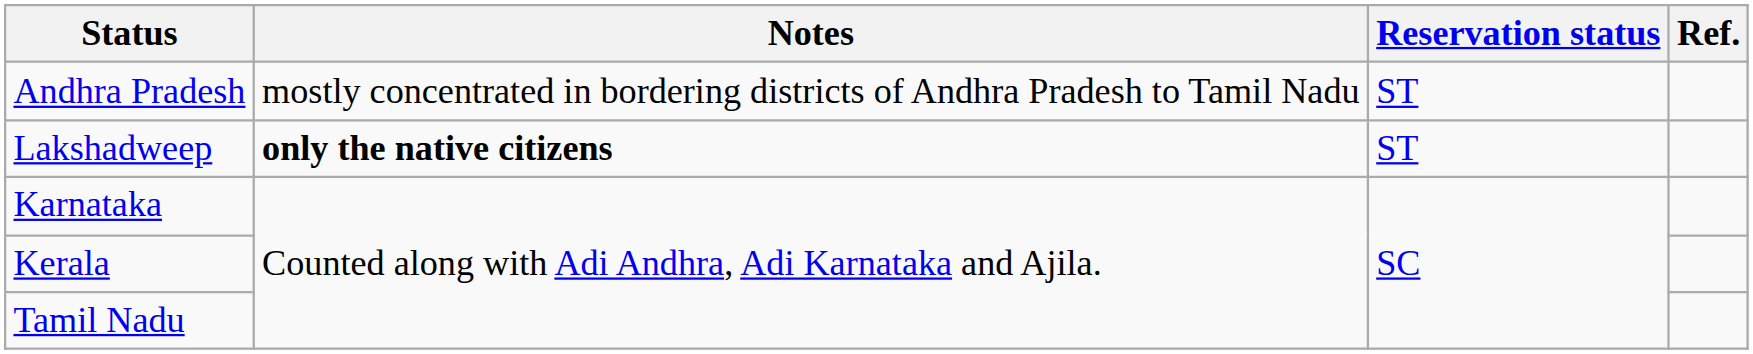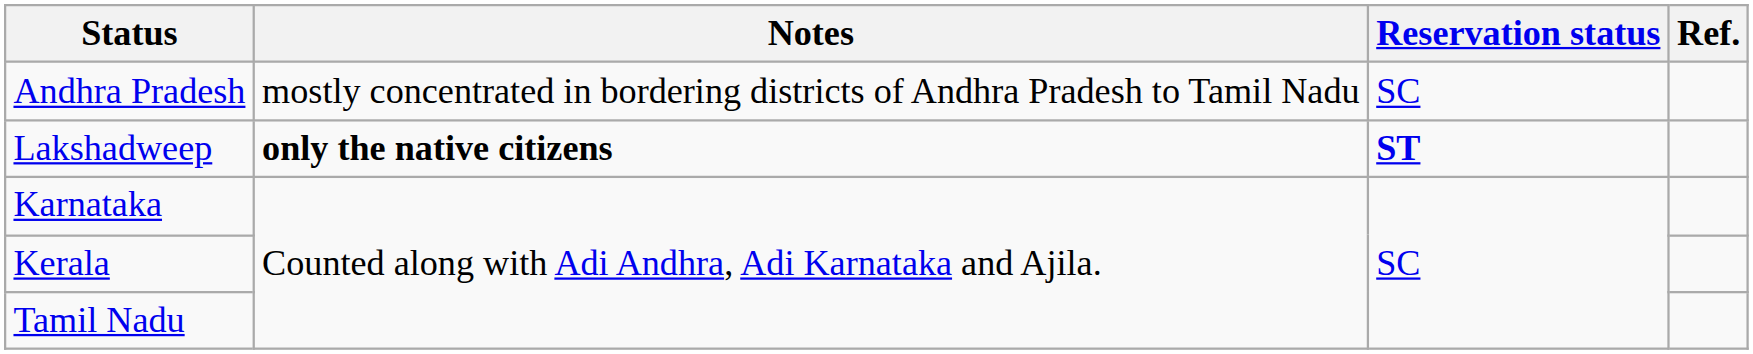(1397, 90) ST -> (1398, 90) SC
(1397, 147) normal -> (1398, 147) bold
